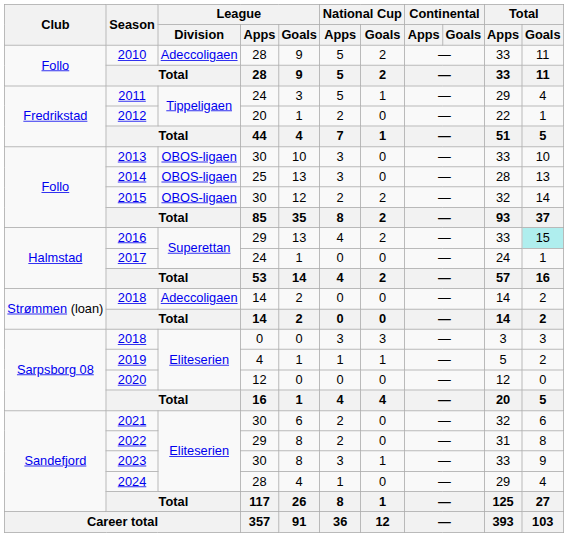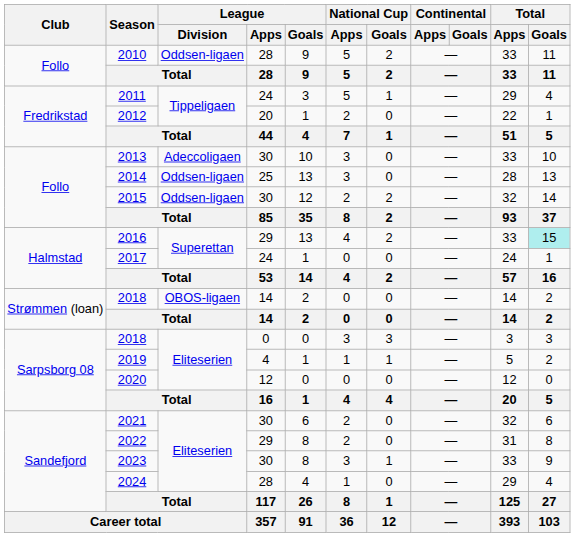(199, 55) Adeccoligaen -> (202, 55) Oddsen-ligaen
(199, 156) OBOS-ligaen -> (202, 156) Adeccoligaen
(199, 177) OBOS-ligaen -> (202, 177) Oddsen-ligaen
(199, 197) OBOS-ligaen -> (202, 197) Oddsen-ligaen
(199, 298) Adeccoligaen -> (202, 298) OBOS-ligaen
